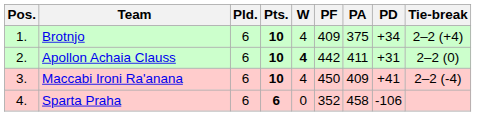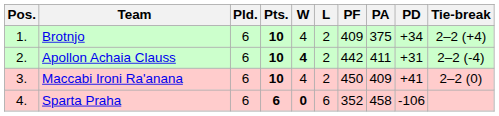+ column: (326, 15)
(438, 57) 2–2 (0) -> (461, 57) 2–2 (-4)
(438, 79) 2–2 (-4) -> (461, 79) 2–2 (0)
(303, 100) normal -> (303, 100) bold
